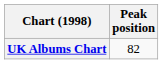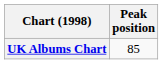(134, 48) 82 -> (134, 48) 85
